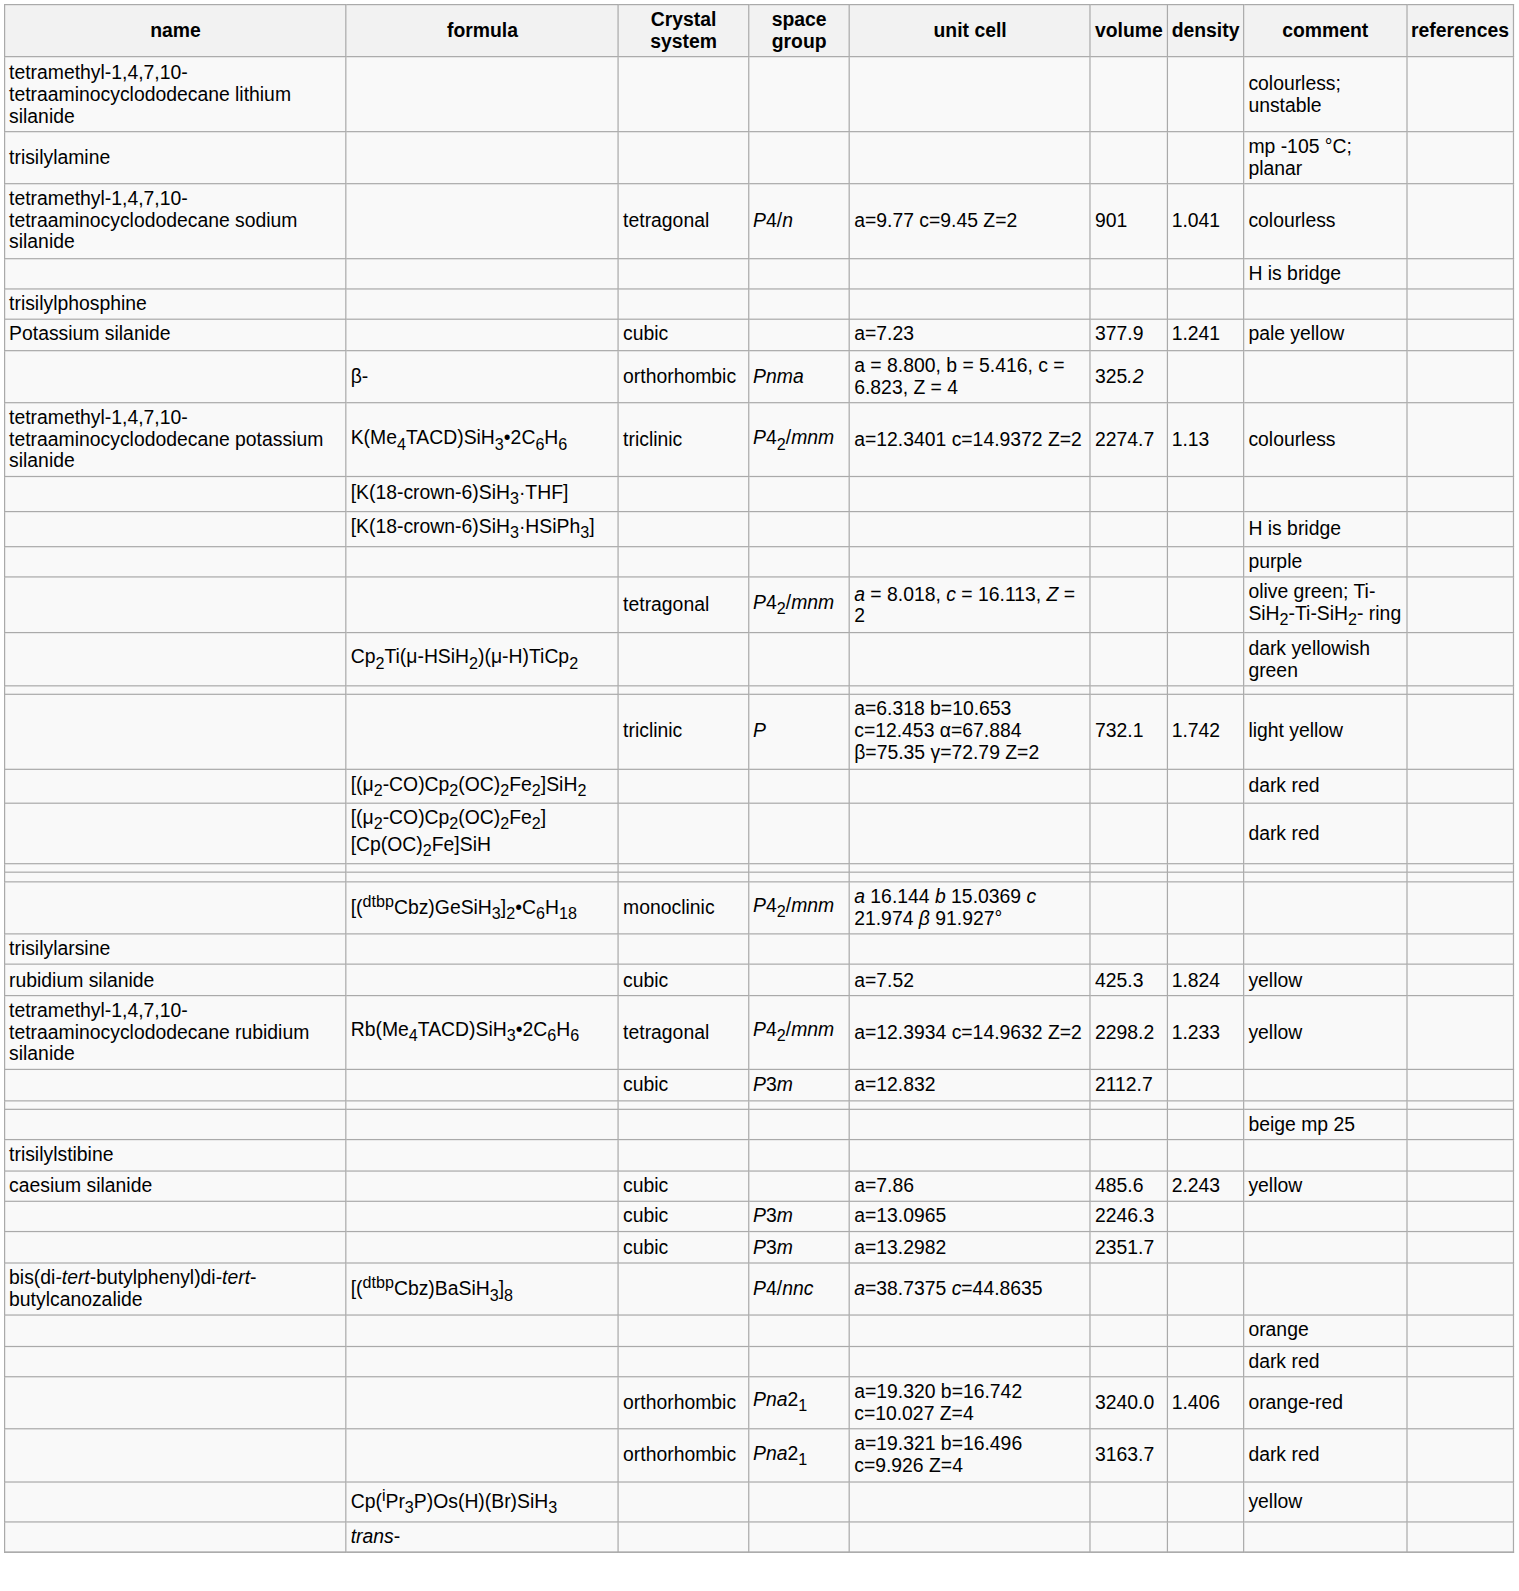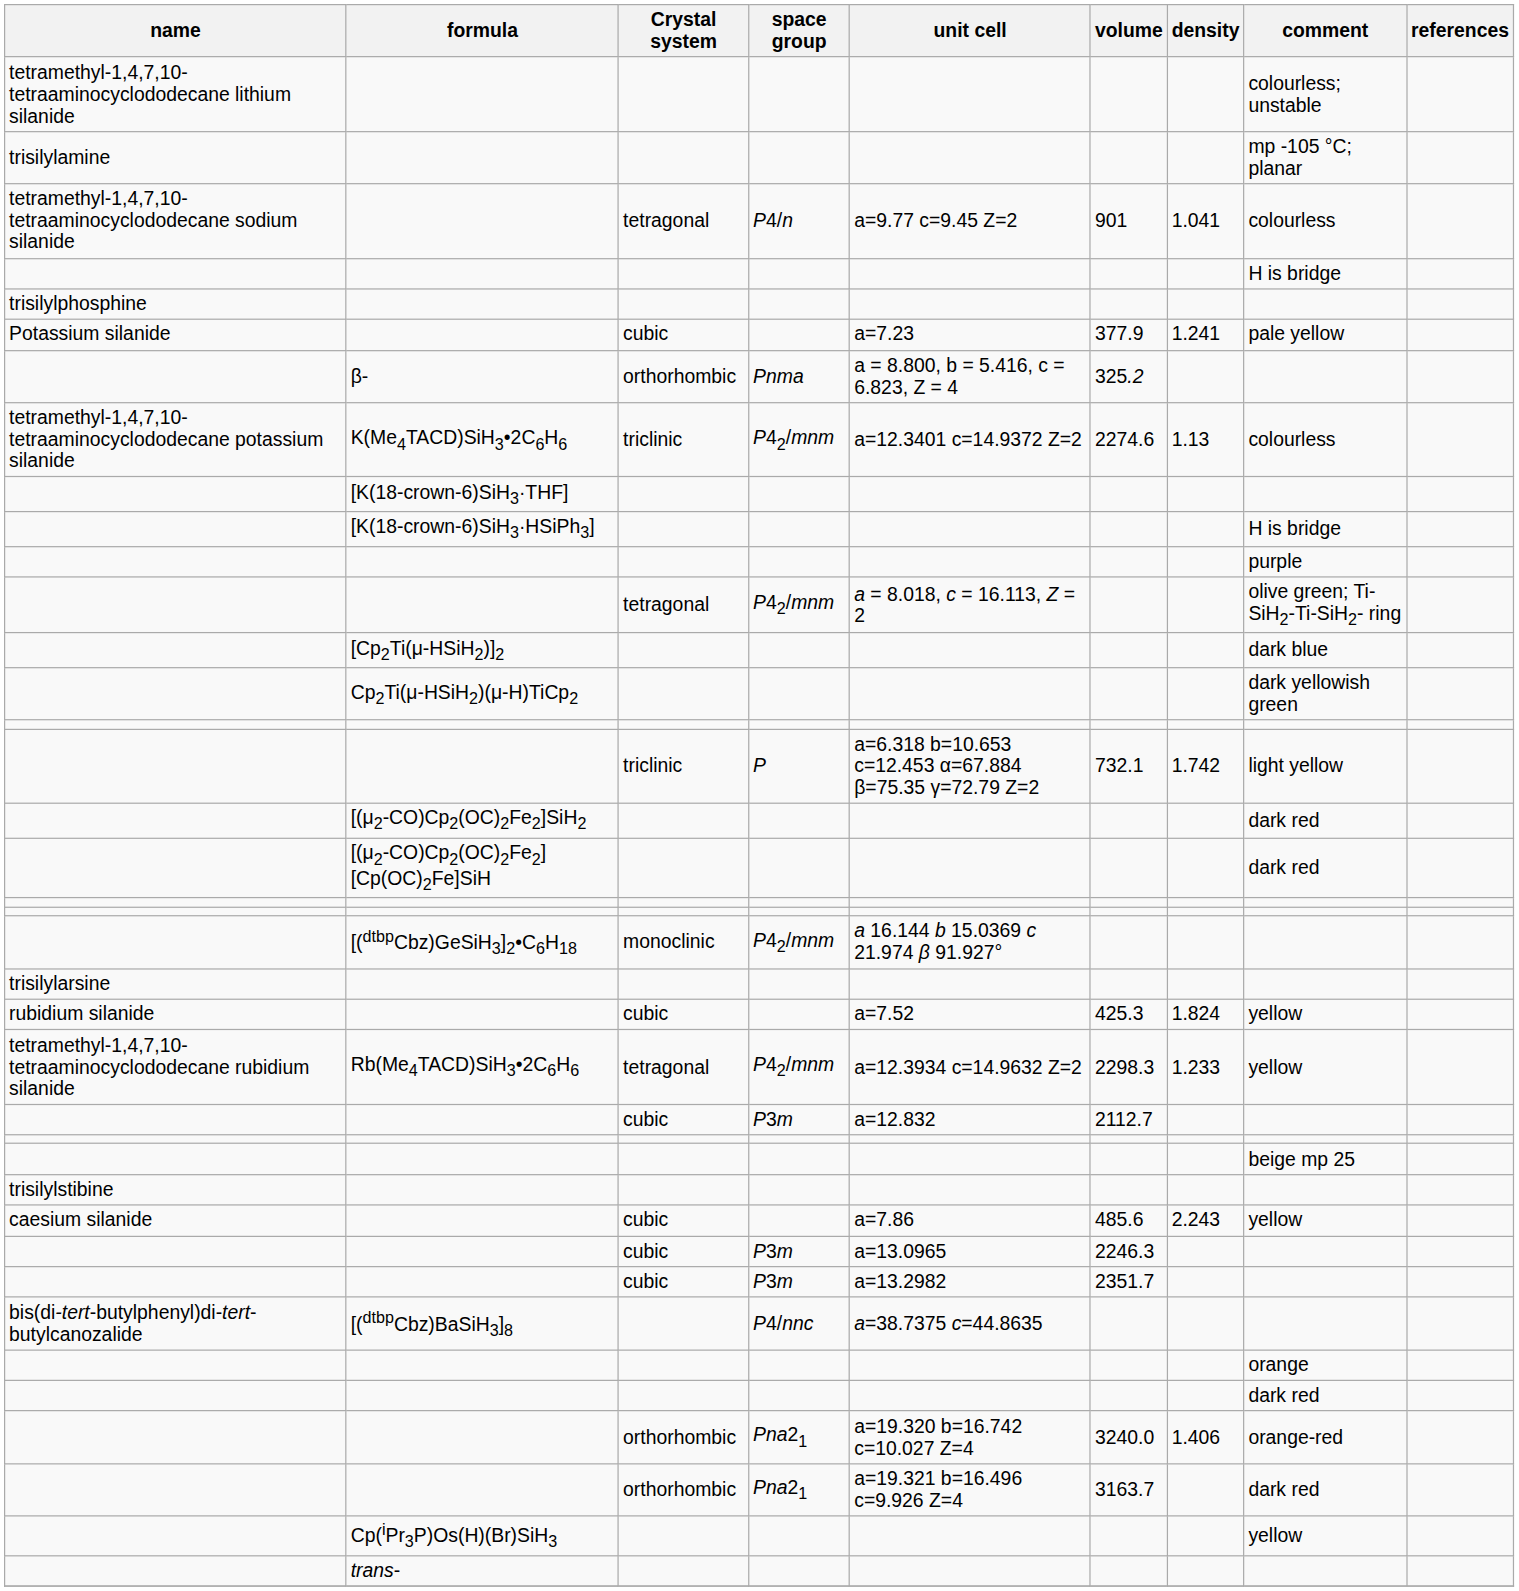(1125, 439) 2274.7 -> (1125, 439) 2274.6
+ row: (175, 650)
(1125, 1032) 2298.2 -> (1125, 1066) 2298.3
